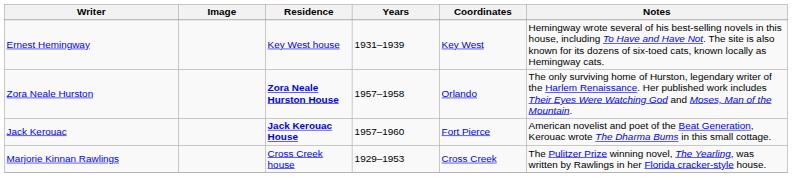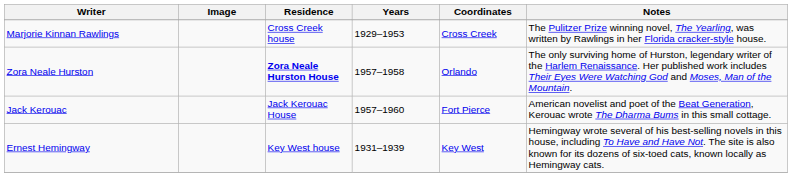rows swapped: (48, 44) <-> (63, 158)
(300, 132) bold -> (298, 109) normal
